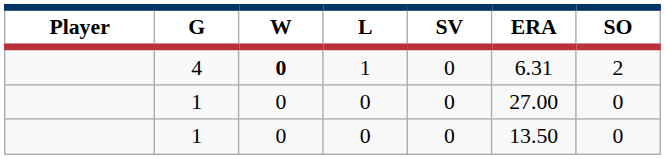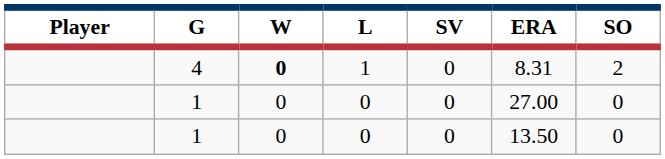(534, 67) 6.31 -> (534, 67) 8.31
